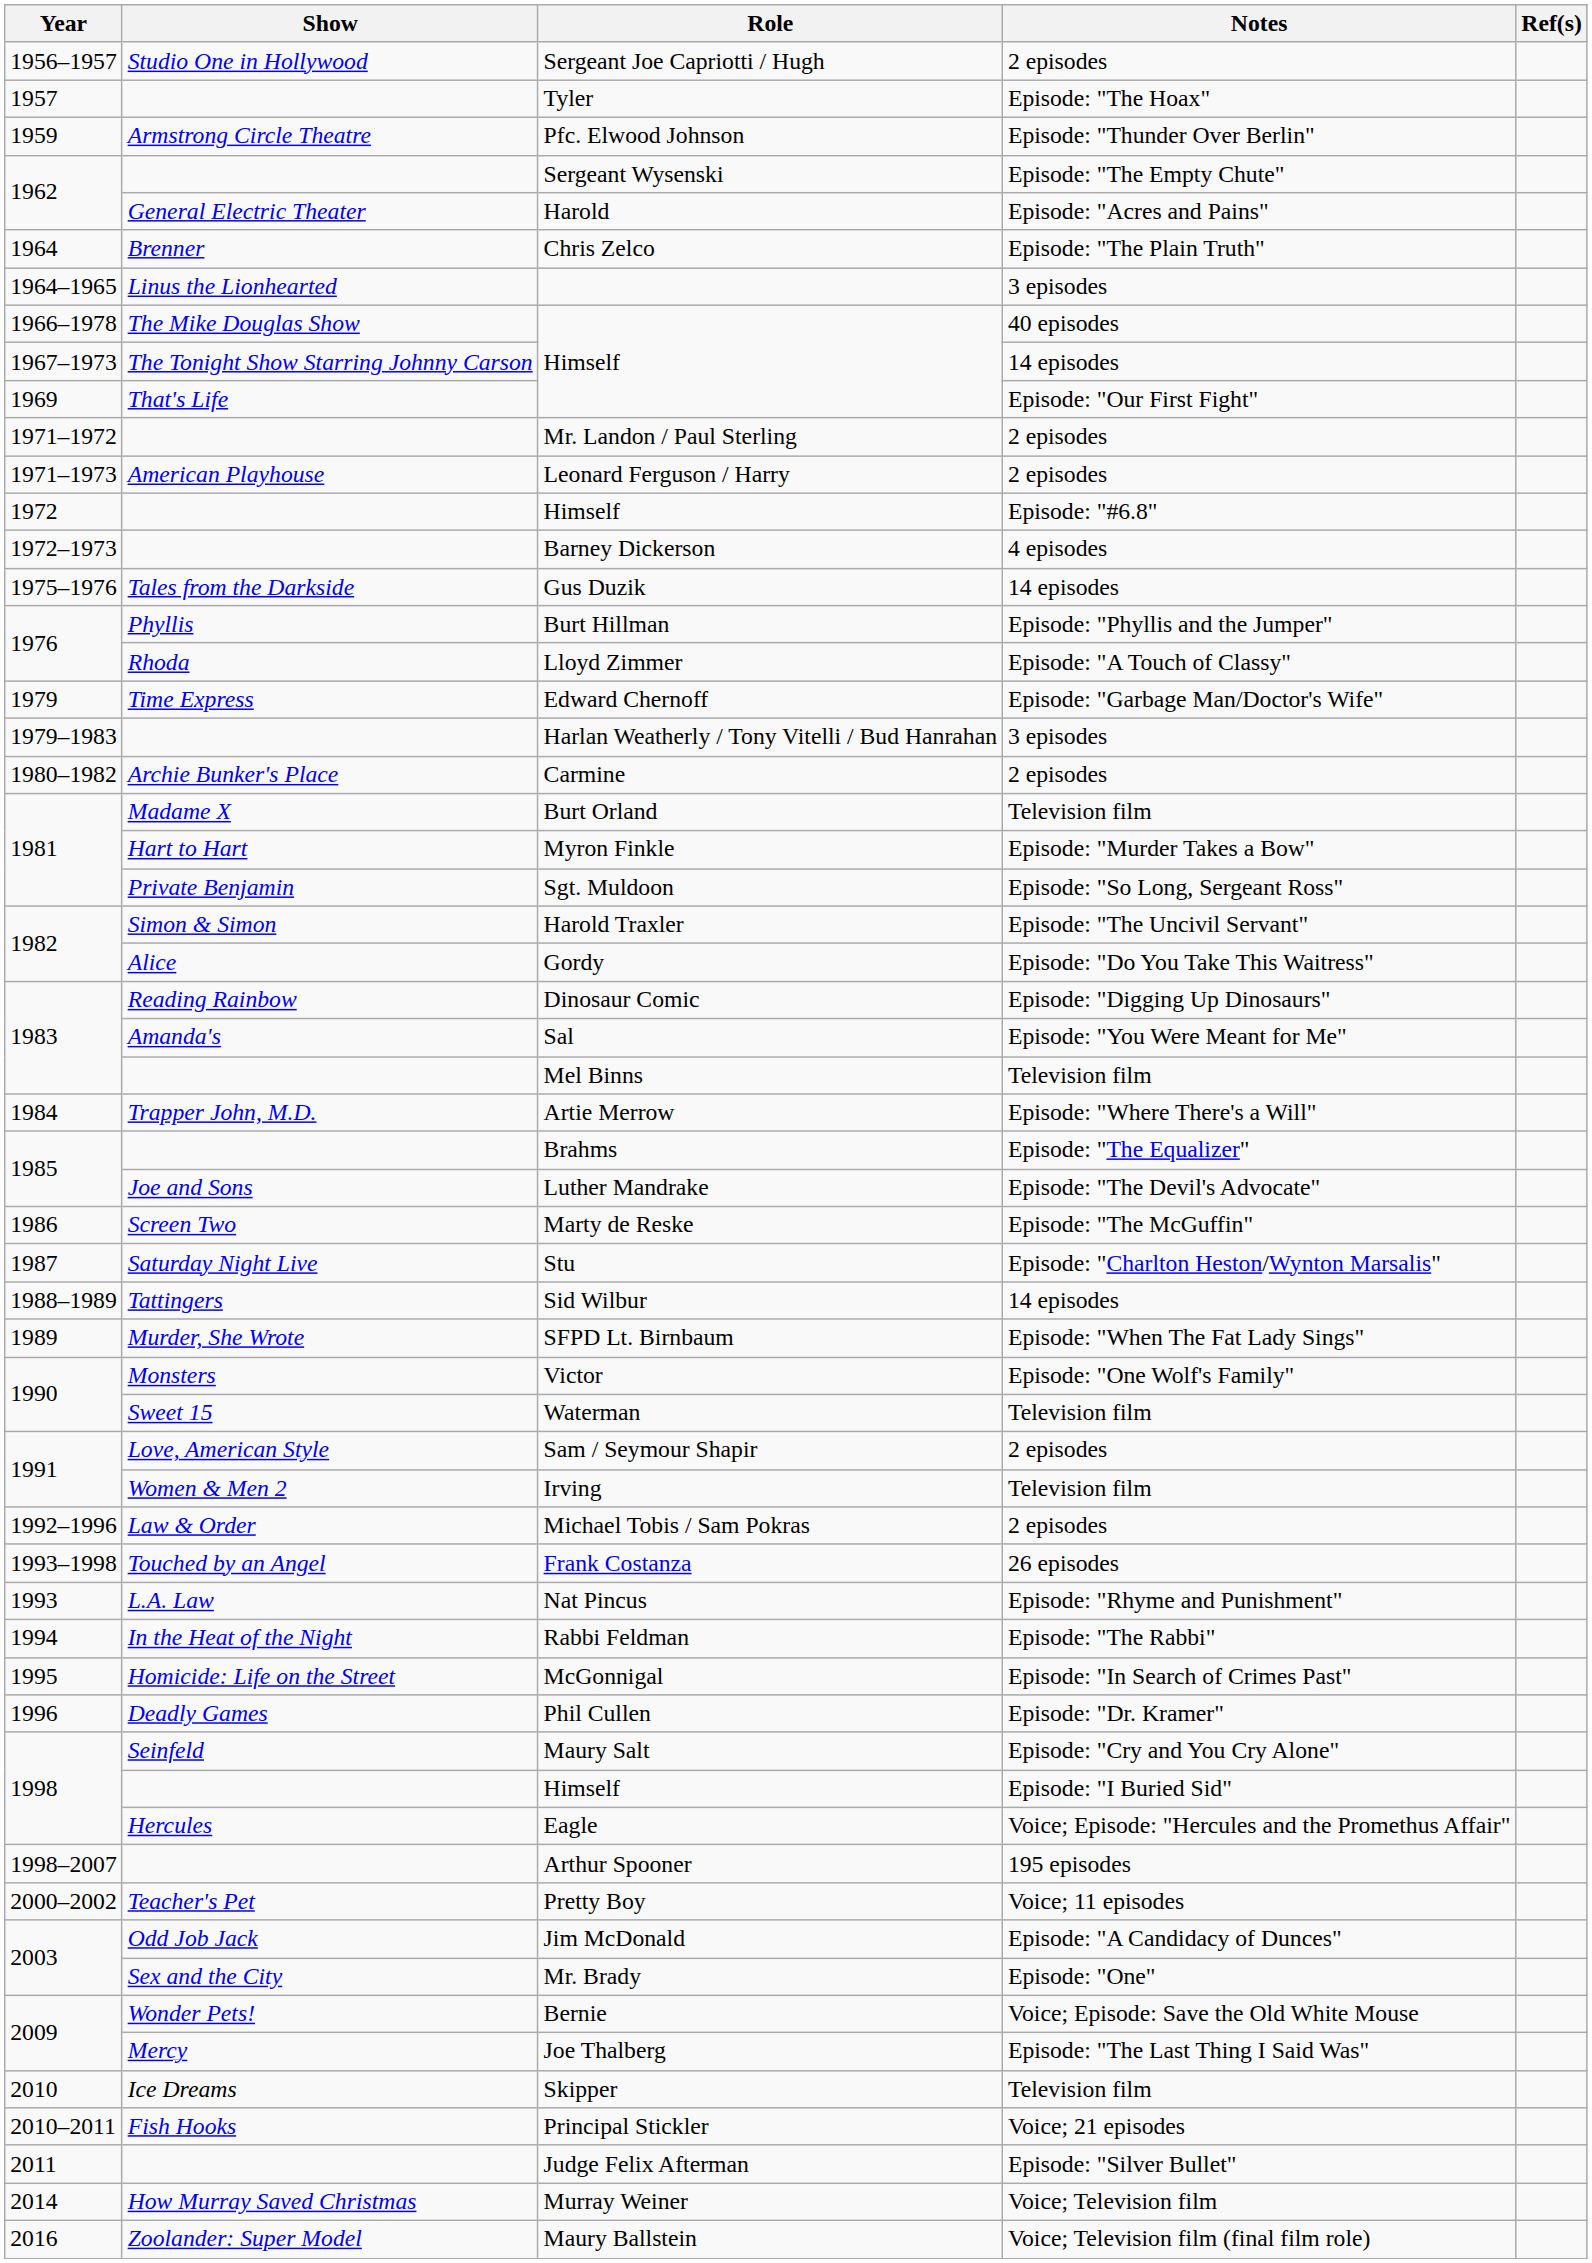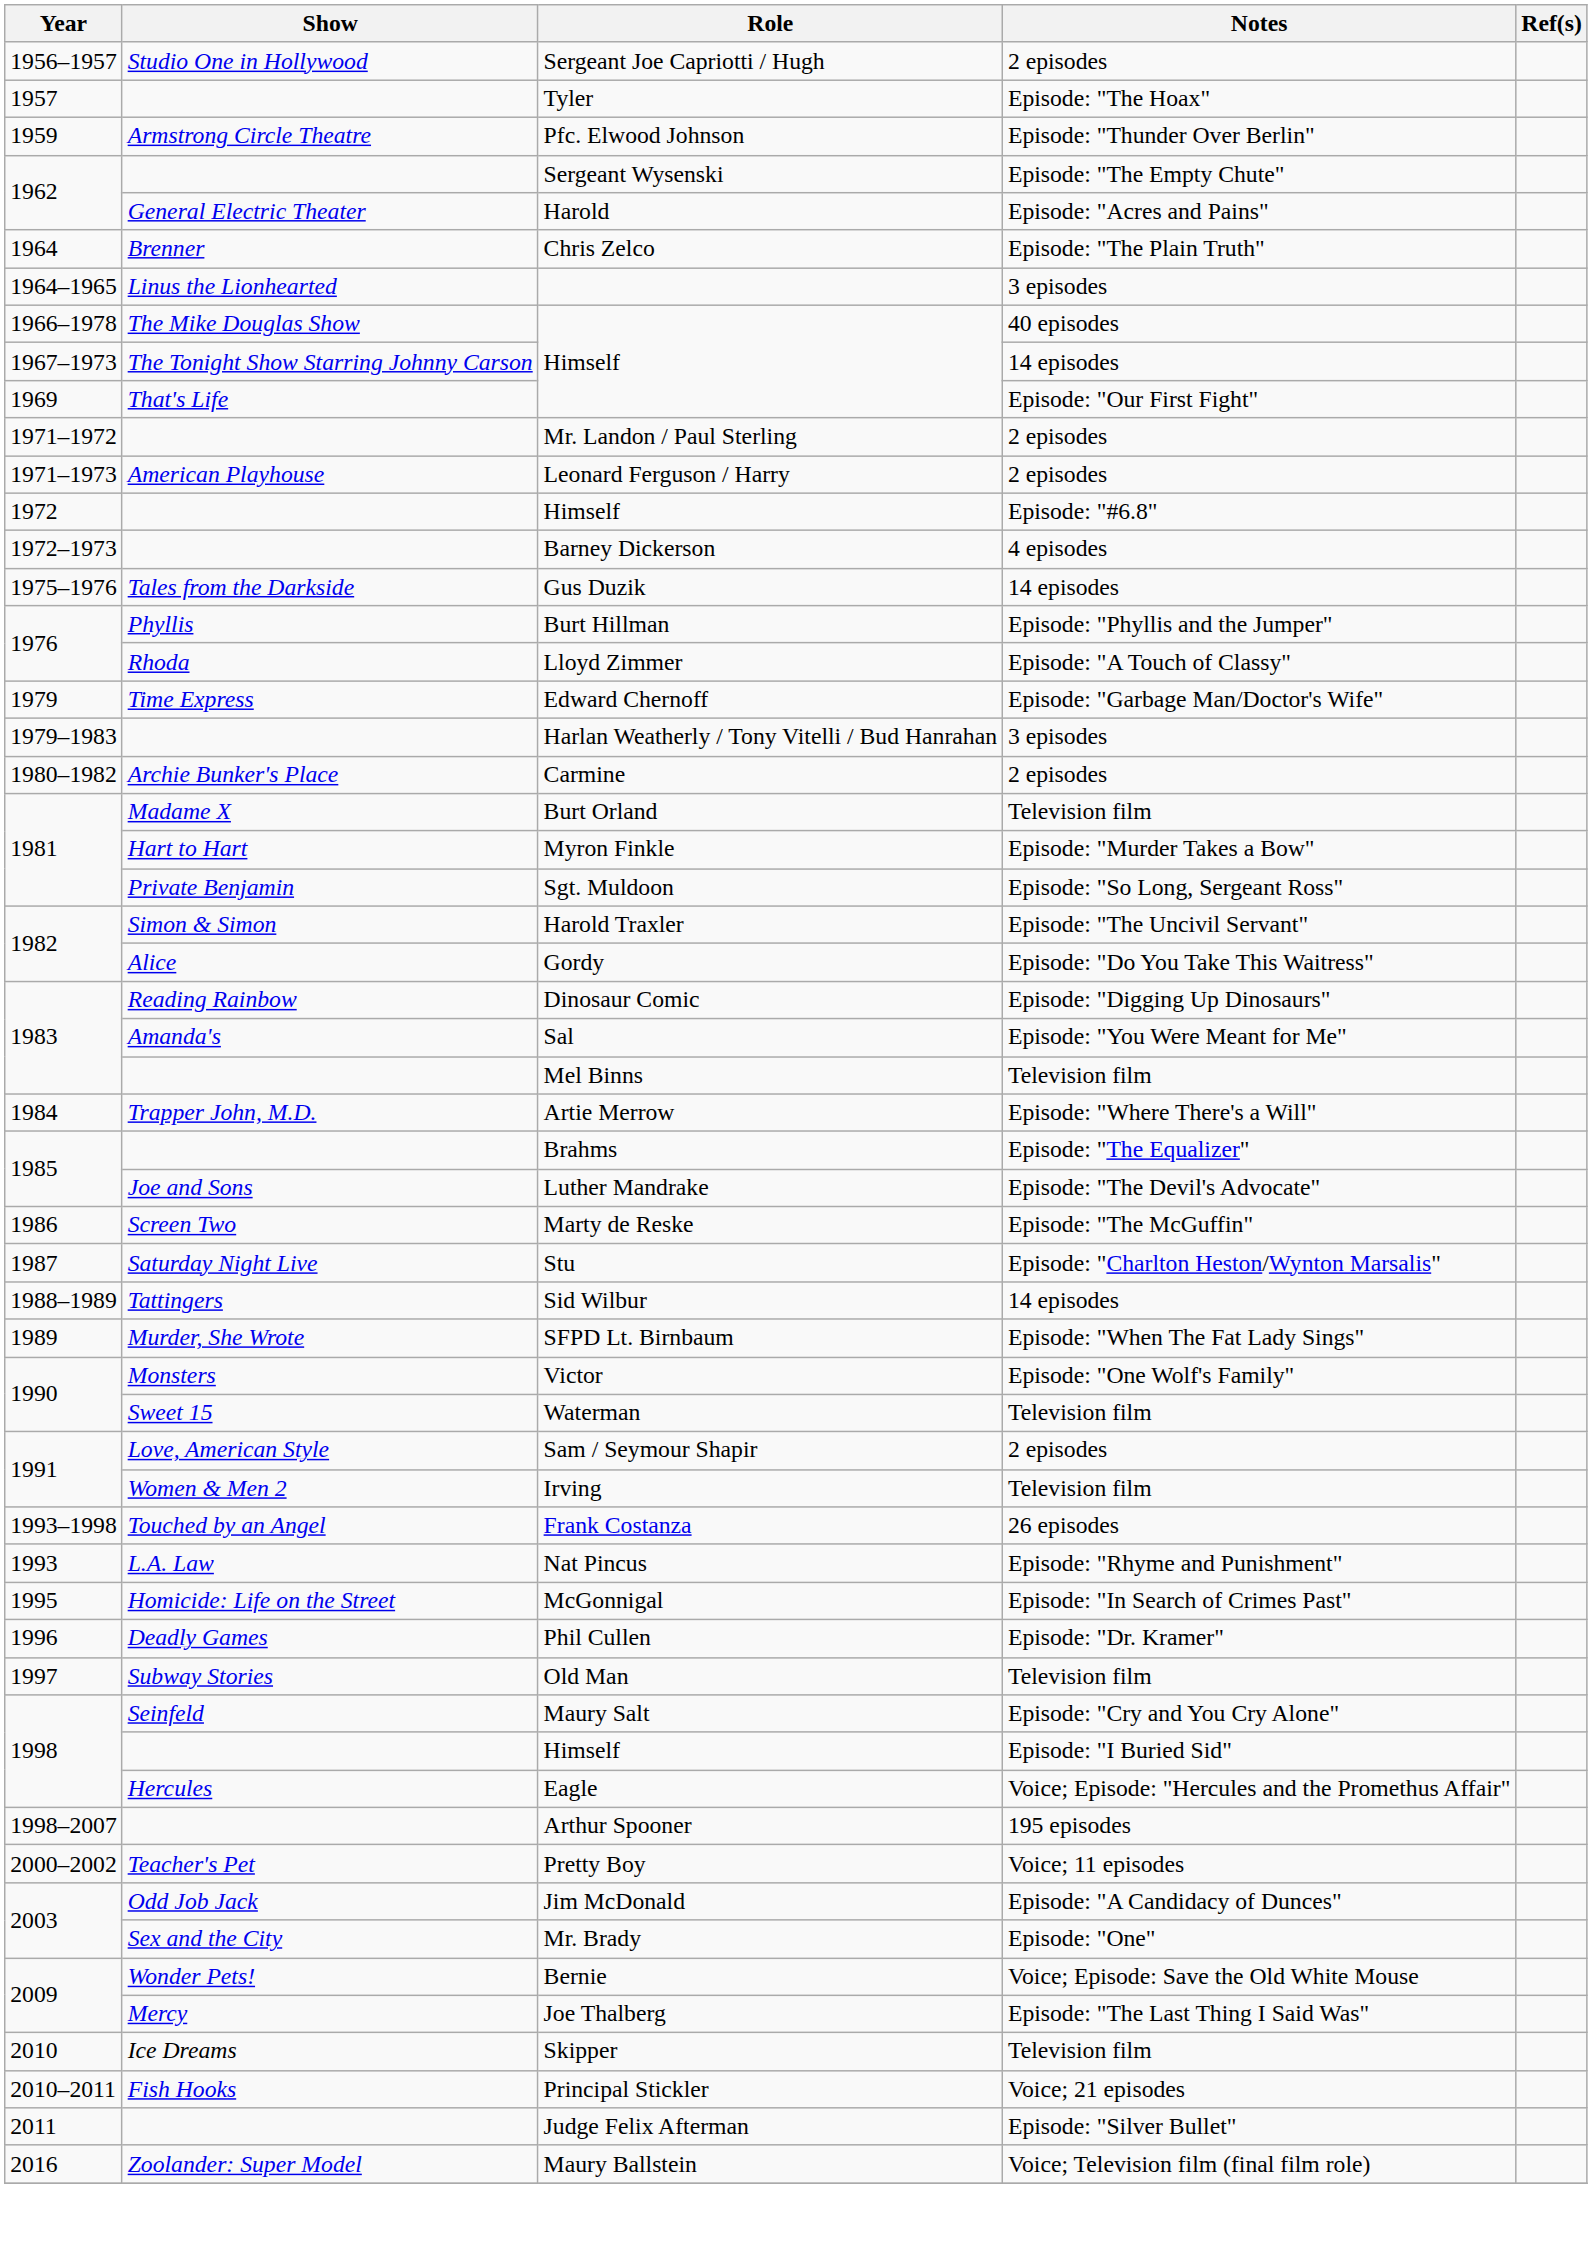- row: (677, 1525)
- row: (616, 1638)
+ row: (586, 1675)
- row: (616, 2201)
